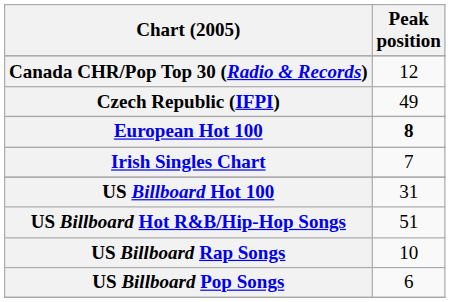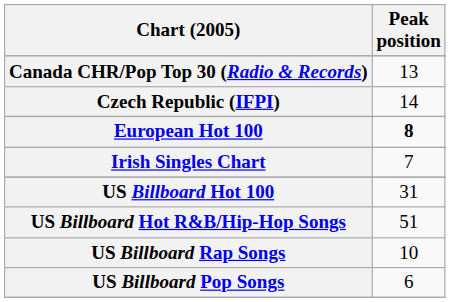(409, 71) 12 -> (409, 71) 13
(409, 101) 49 -> (409, 101) 14
